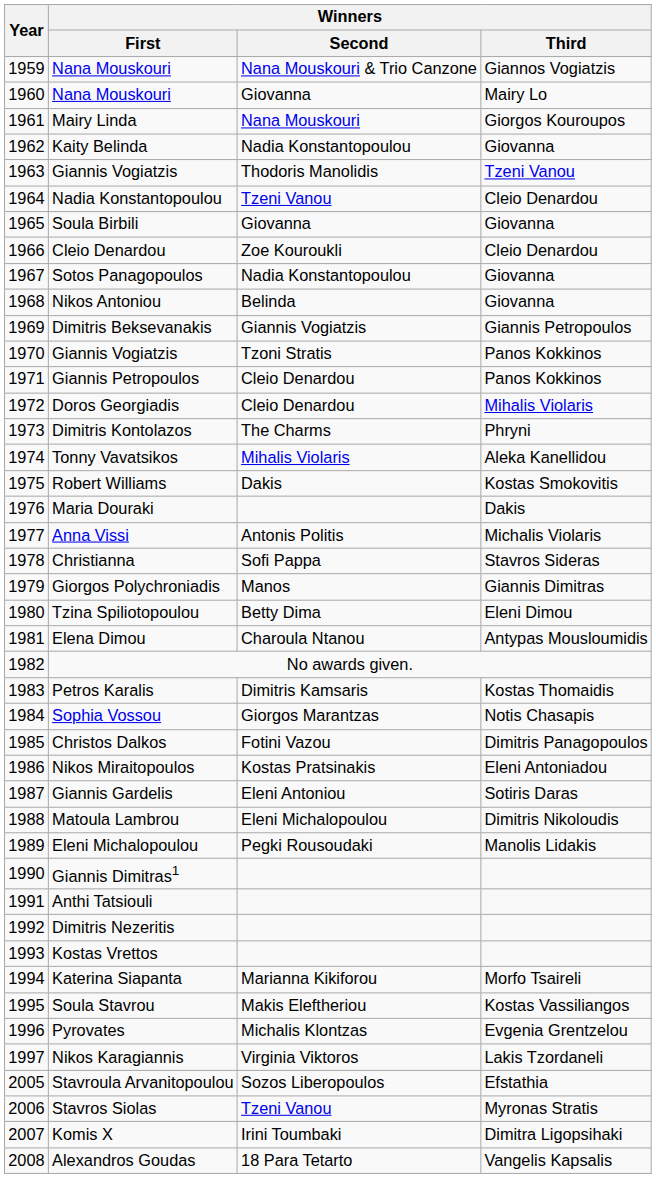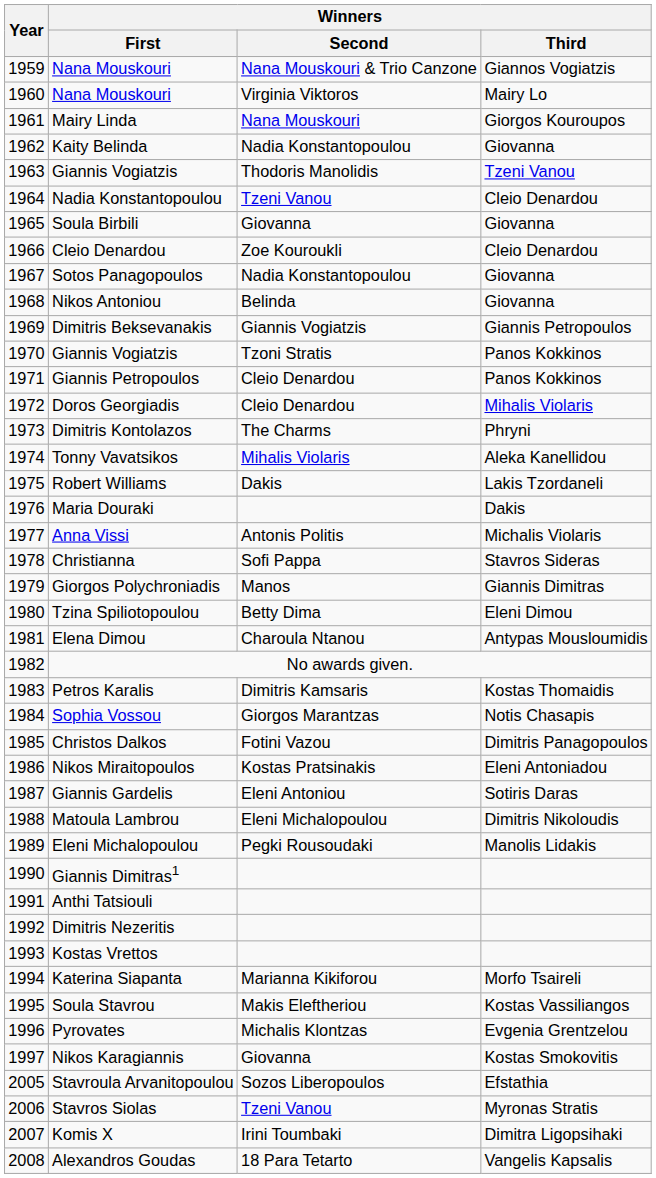(276, 95) Giovanna -> (300, 95) Virginia Viktoros
(551, 483) Kostas Smokovitis -> (544, 483) Lakis Tzordaneli
(300, 1057) Virginia Viktoros -> (276, 1057) Giovanna
(544, 1057) Lakis Tzordaneli -> (551, 1057) Kostas Smokovitis
